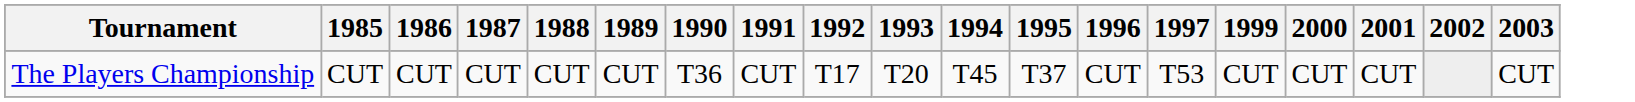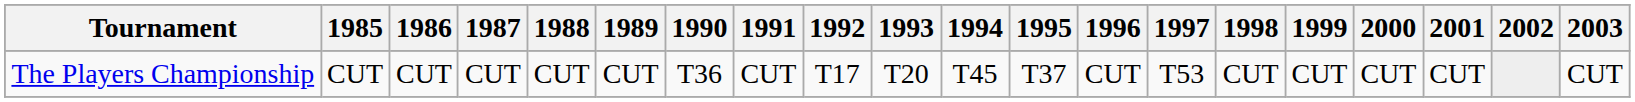+ column: (1251, 27)
